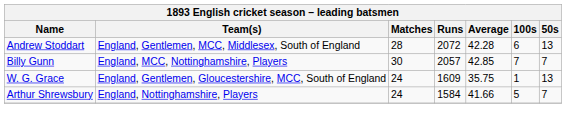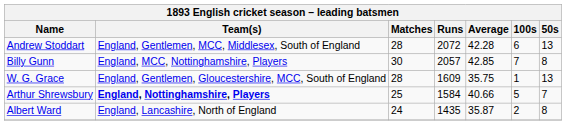(544, 62) 7 -> (544, 62) 8
(397, 78) 24 -> (397, 78) 28
(178, 95) normal -> (184, 95) bold
(397, 95) 24 -> (397, 95) 25
(481, 95) 41.66 -> (481, 95) 40.66
+ row: (34, 111)
